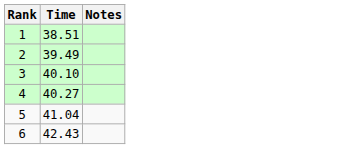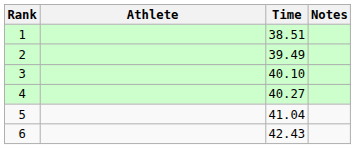+ column: (153, 14)
